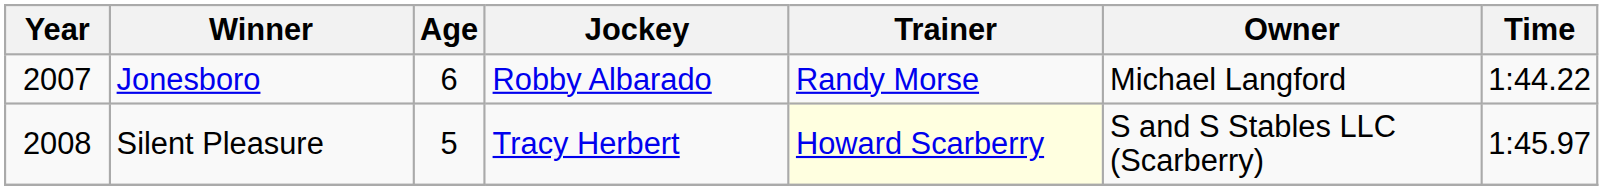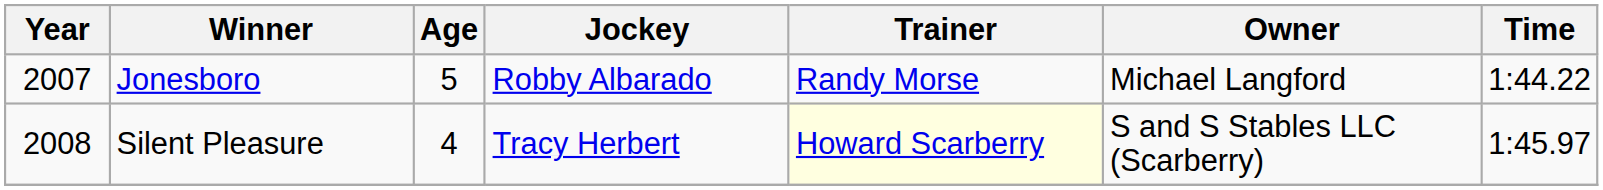(449, 78) 6 -> (449, 78) 5
(449, 144) 5 -> (449, 144) 4
